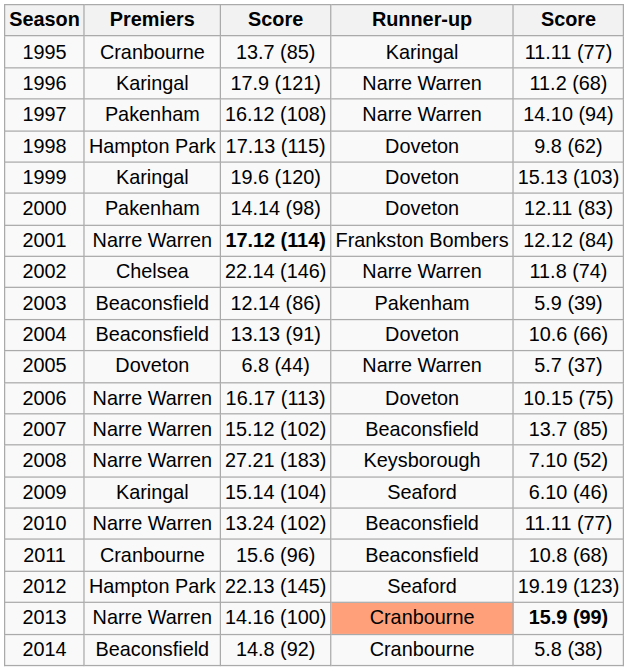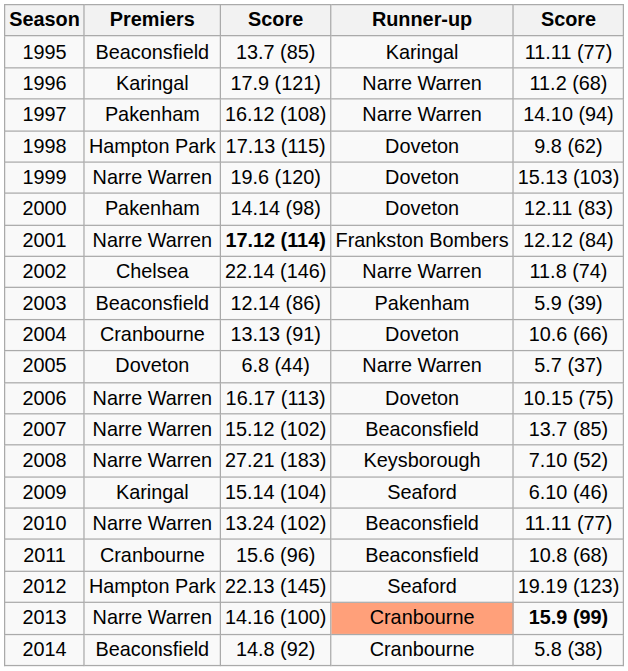(152, 51) Cranbourne -> (152, 51) Beaconsfield
(152, 177) Karingal -> (152, 177) Narre Warren
(152, 334) Beaconsfield -> (152, 334) Cranbourne
